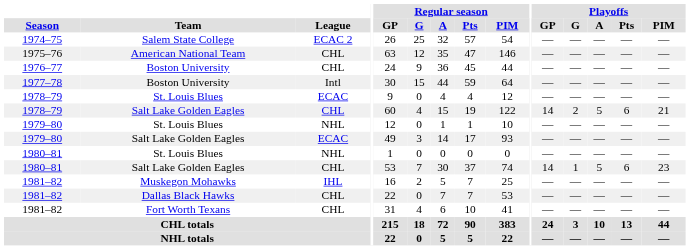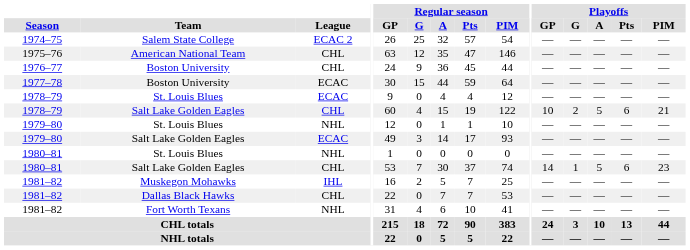(333, 82) Intl -> (333, 82) ECAC
(548, 110) 14 -> (548, 110) 10
(333, 210) CHL -> (333, 210) NHL
